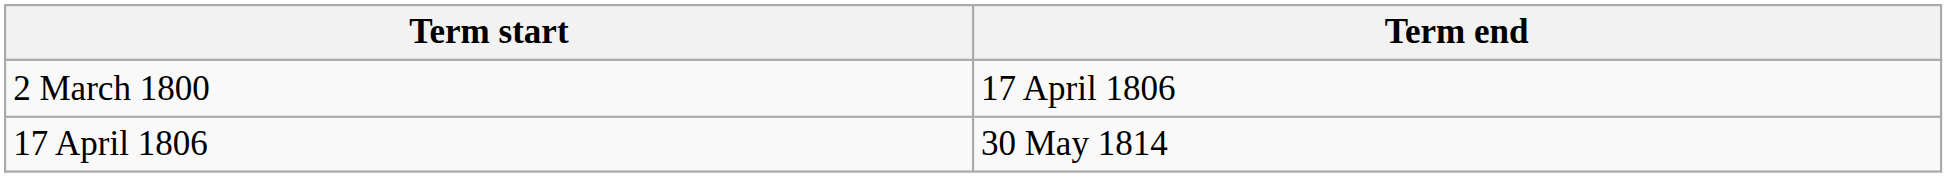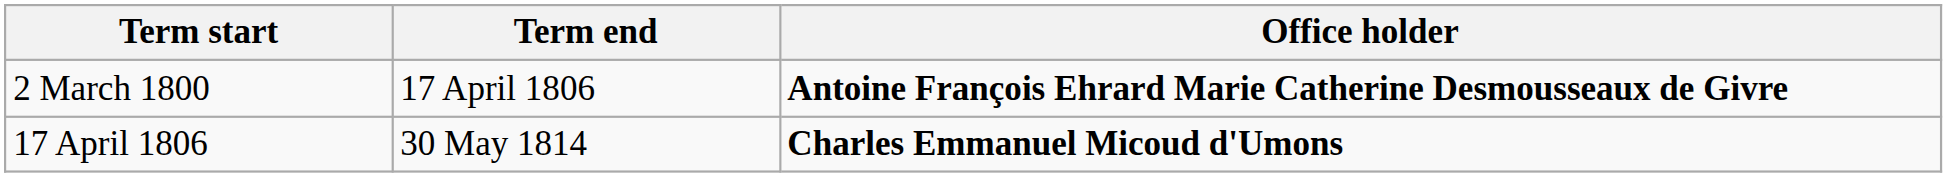+ column: (1360, 32)
